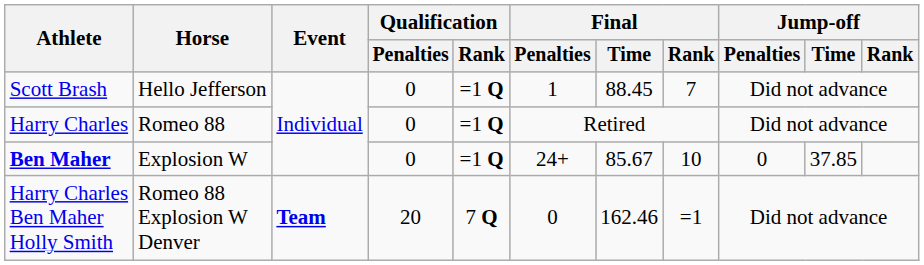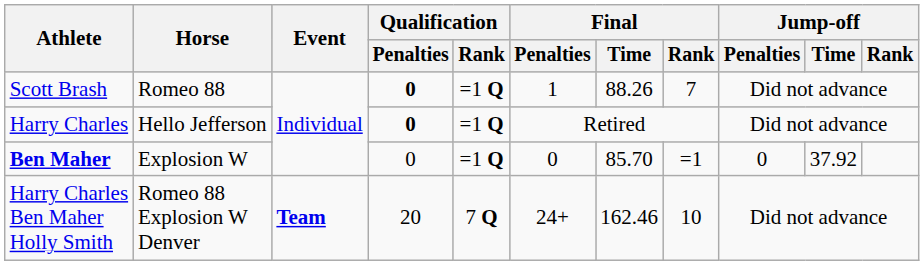(202, 89) Hello Jefferson -> (181, 89) Romeo 88
(411, 89) normal -> (411, 89) bold
(629, 89) 88.45 -> (629, 89) 88.26
(181, 124) Romeo 88 -> (202, 124) Hello Jefferson
(411, 124) normal -> (411, 124) bold
(552, 159) 24+ -> (552, 159) 0
(629, 159) 85.67 -> (629, 159) 85.70
(691, 159) 10 -> (691, 159) =1
(833, 159) 37.85 -> (833, 159) 37.92
(552, 218) 0 -> (552, 218) 24+
(691, 218) =1 -> (691, 218) 10
